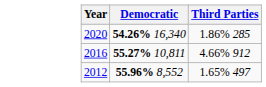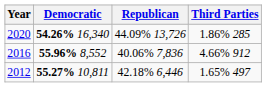+ column: (150, 14)
(149, 53) 55.27% 10,811 -> (73, 53) 55.96% 8,552
(149, 72) 55.96% 8,552 -> (73, 72) 55.27% 10,811
